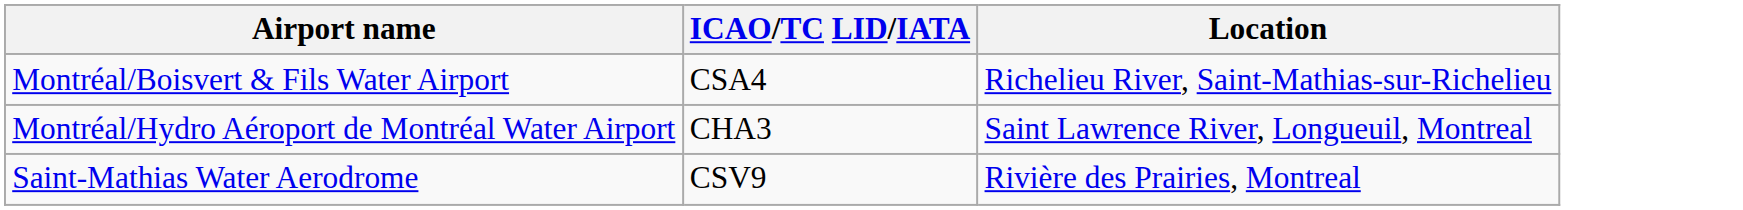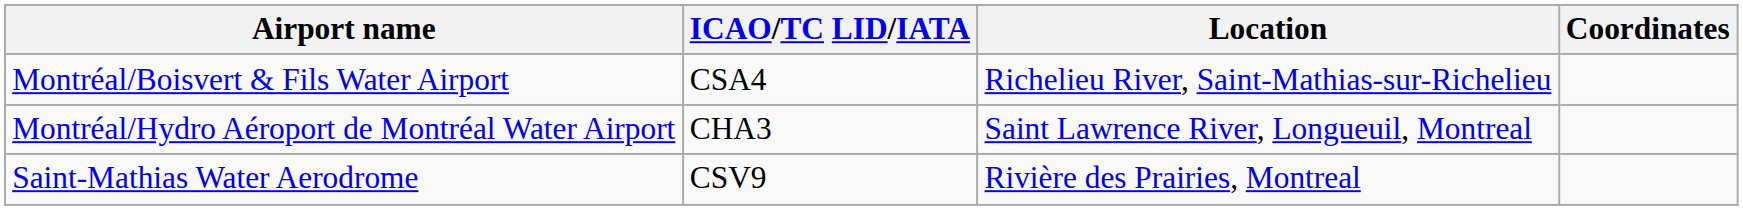+ column: (1648, 29)
